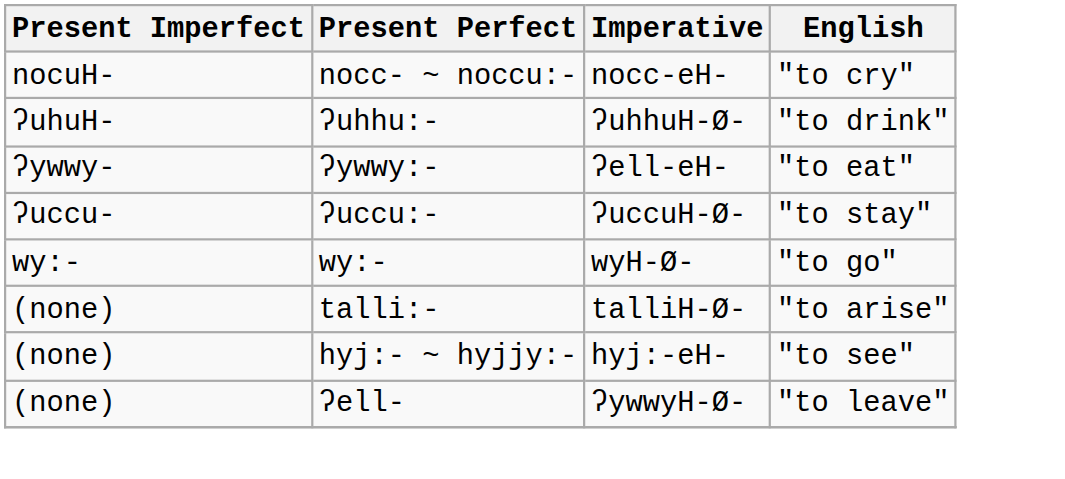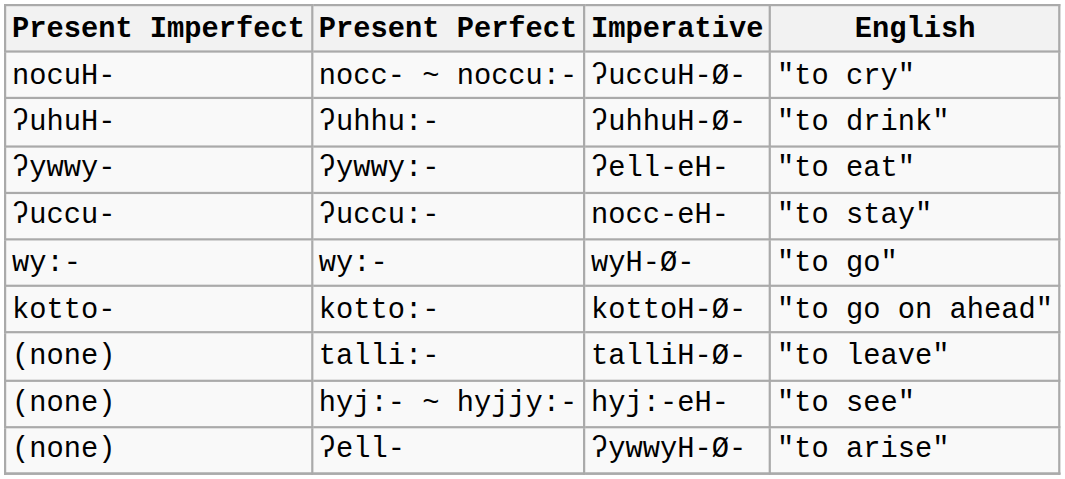(660, 75) nocc-eH- -> (669, 75) ʔuccuH-Ø-
(669, 216) ʔuccuH-Ø- -> (660, 216) nocc-eH-
+ row: (379, 309)
(863, 309) "to arise" -> (863, 356) "to leave"
(863, 403) "to leave" -> (863, 450) "to arise"
